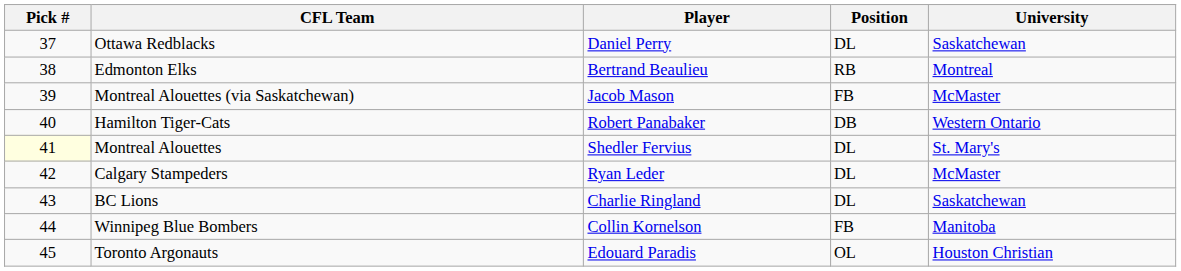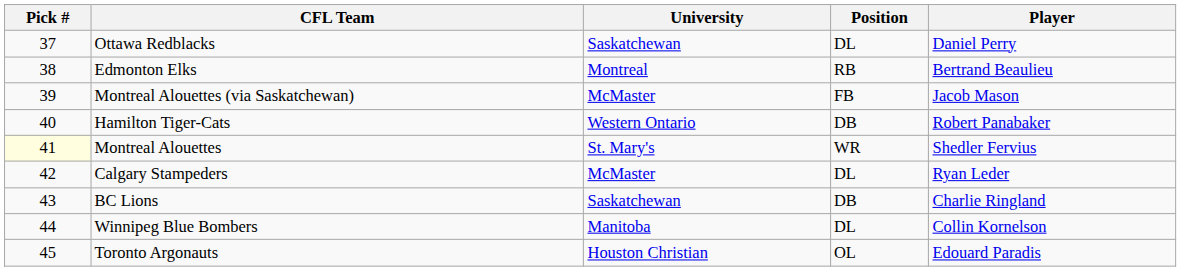columns swapped: (707, 17) <-> (1052, 17)
(845, 148) DL -> (847, 148) WR
(845, 200) DL -> (845, 200) DB
(844, 226) FB -> (845, 226) DL
